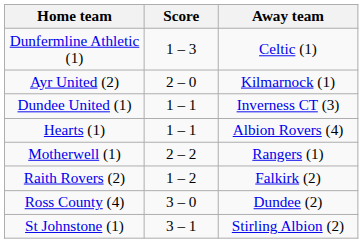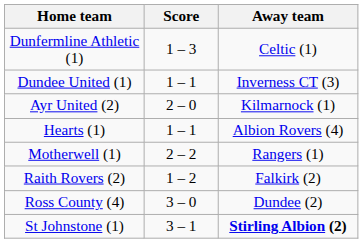rows swapped: (74, 81) <-> (74, 105)
(288, 226) normal -> (288, 226) bold
